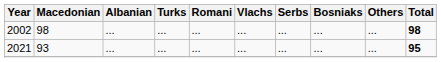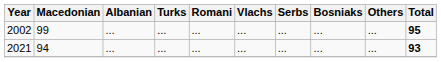(43, 30) 98 -> (43, 30) 99
(415, 30) 98 -> (415, 30) 95
(43, 48) 93 -> (43, 48) 94
(415, 48) 95 -> (415, 48) 93
